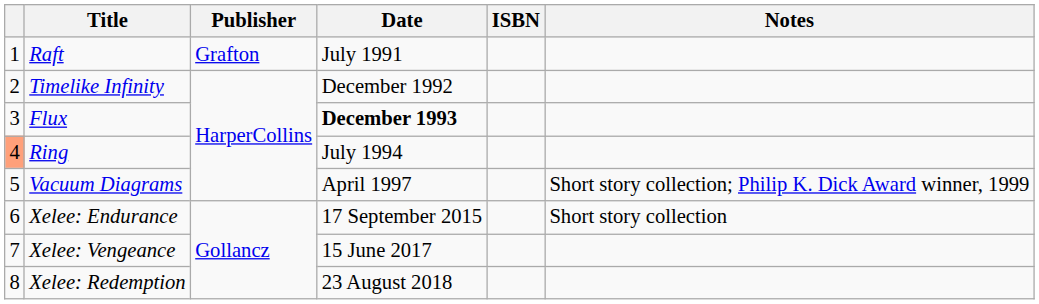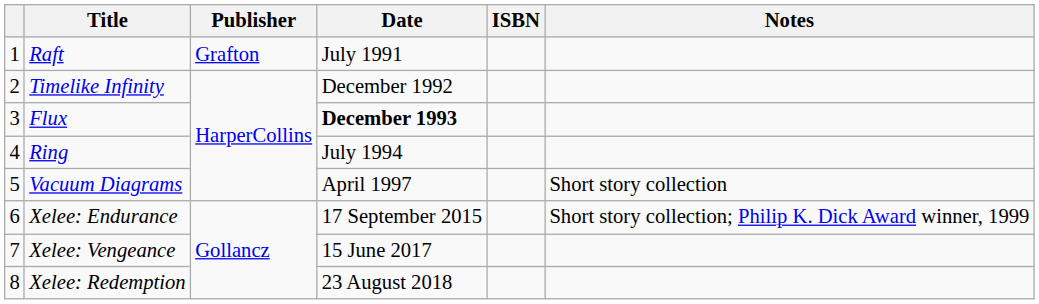(15, 151) lightsalmon background -> (15, 151) no background
(789, 184) Short story collection; Philip K. Dick Award winner, 1999 -> (638, 184) Short story collection
(638, 217) Short story collection -> (789, 217) Short story collection; Philip K. Dick Award winner, 1999
